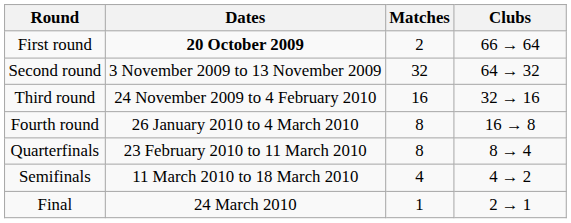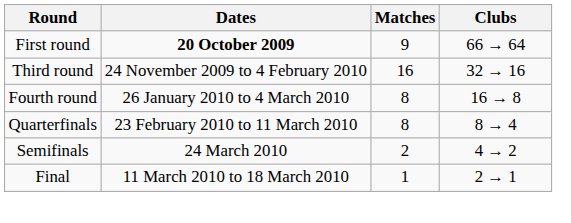(420, 44) 2 -> (405, 44) 9
- row: (55, 71)
(245, 177) 11 March 2010 to 18 March 2010 -> (236, 151) 24 March 2010
(420, 177) 4 -> (405, 151) 2
(245, 204) 24 March 2010 -> (236, 177) 11 March 2010 to 18 March 2010
